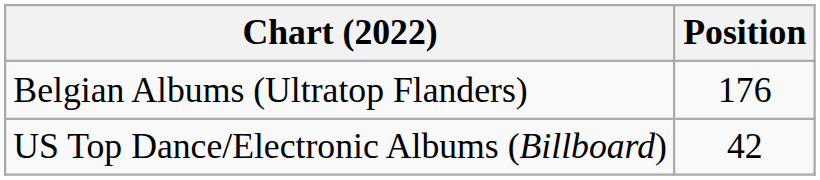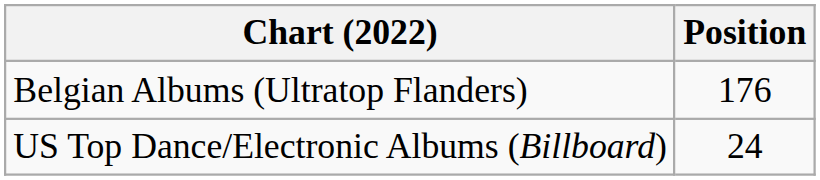(745, 145) 42 -> (745, 145) 24
